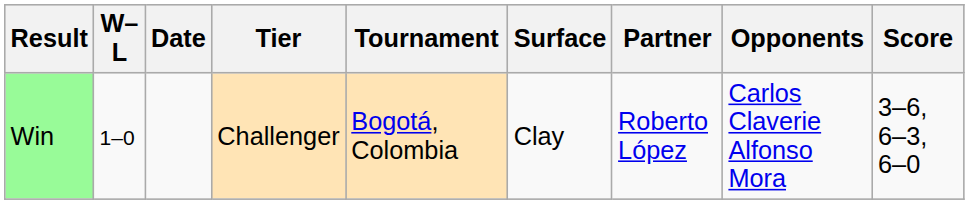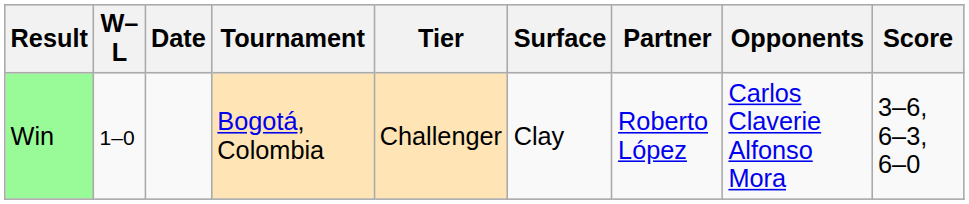columns swapped: (427, 38) <-> (278, 38)
